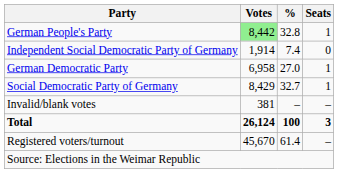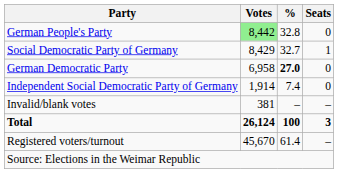(328, 31) 1 -> (328, 31) 0
rows swapped: (92, 86) <-> (122, 50)
(290, 68) normal -> (290, 68) bold
(328, 68) 1 -> (328, 68) 0
